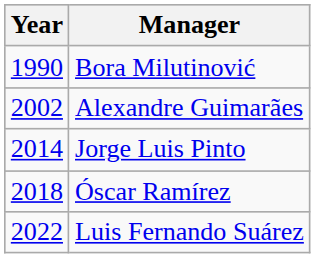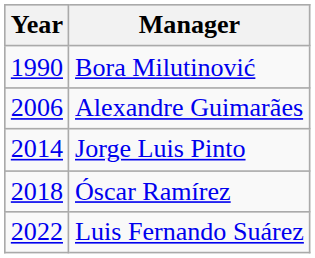- row: (37, 107)
+ row: (37, 107)
